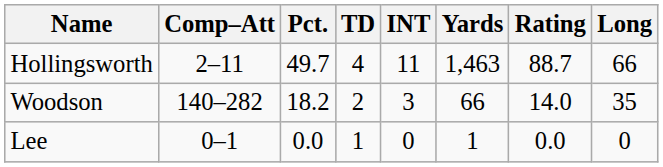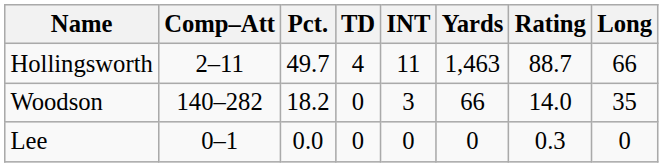(358, 102) 2 -> (358, 102) 0
(358, 141) 1 -> (358, 141) 0
(472, 141) 1 -> (472, 141) 0
(550, 141) 0.0 -> (550, 141) 0.3
